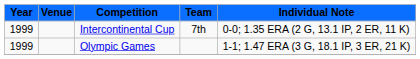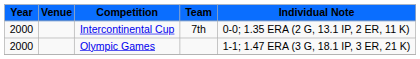(21, 29) 1999 -> (21, 29) 2000
(21, 46) 1999 -> (21, 46) 2000
